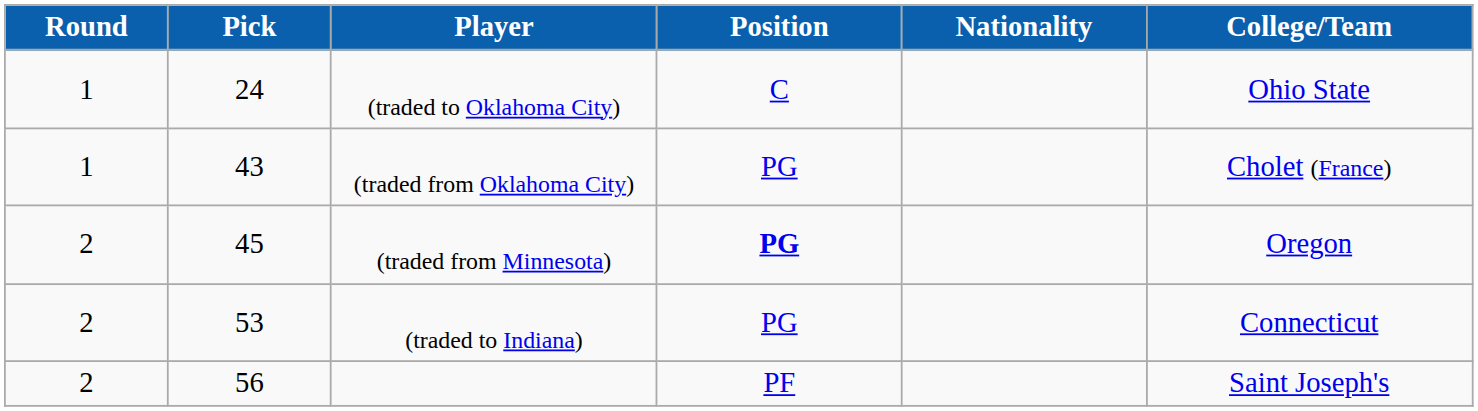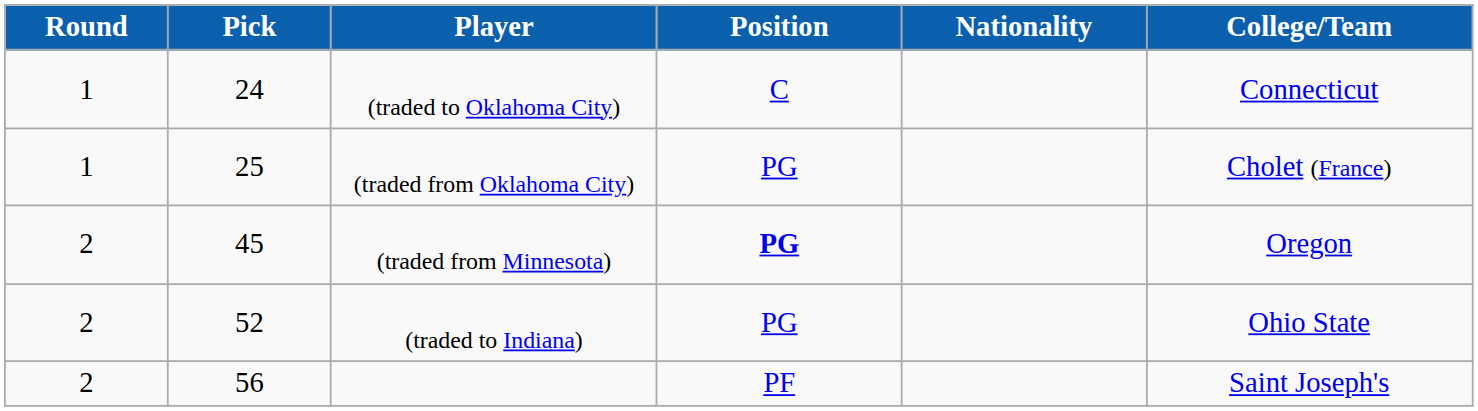(1309, 88) Ohio State -> (1309, 88) Connecticut
(249, 166) 43 -> (249, 166) 25
(249, 321) 53 -> (249, 321) 52
(1309, 321) Connecticut -> (1309, 321) Ohio State
